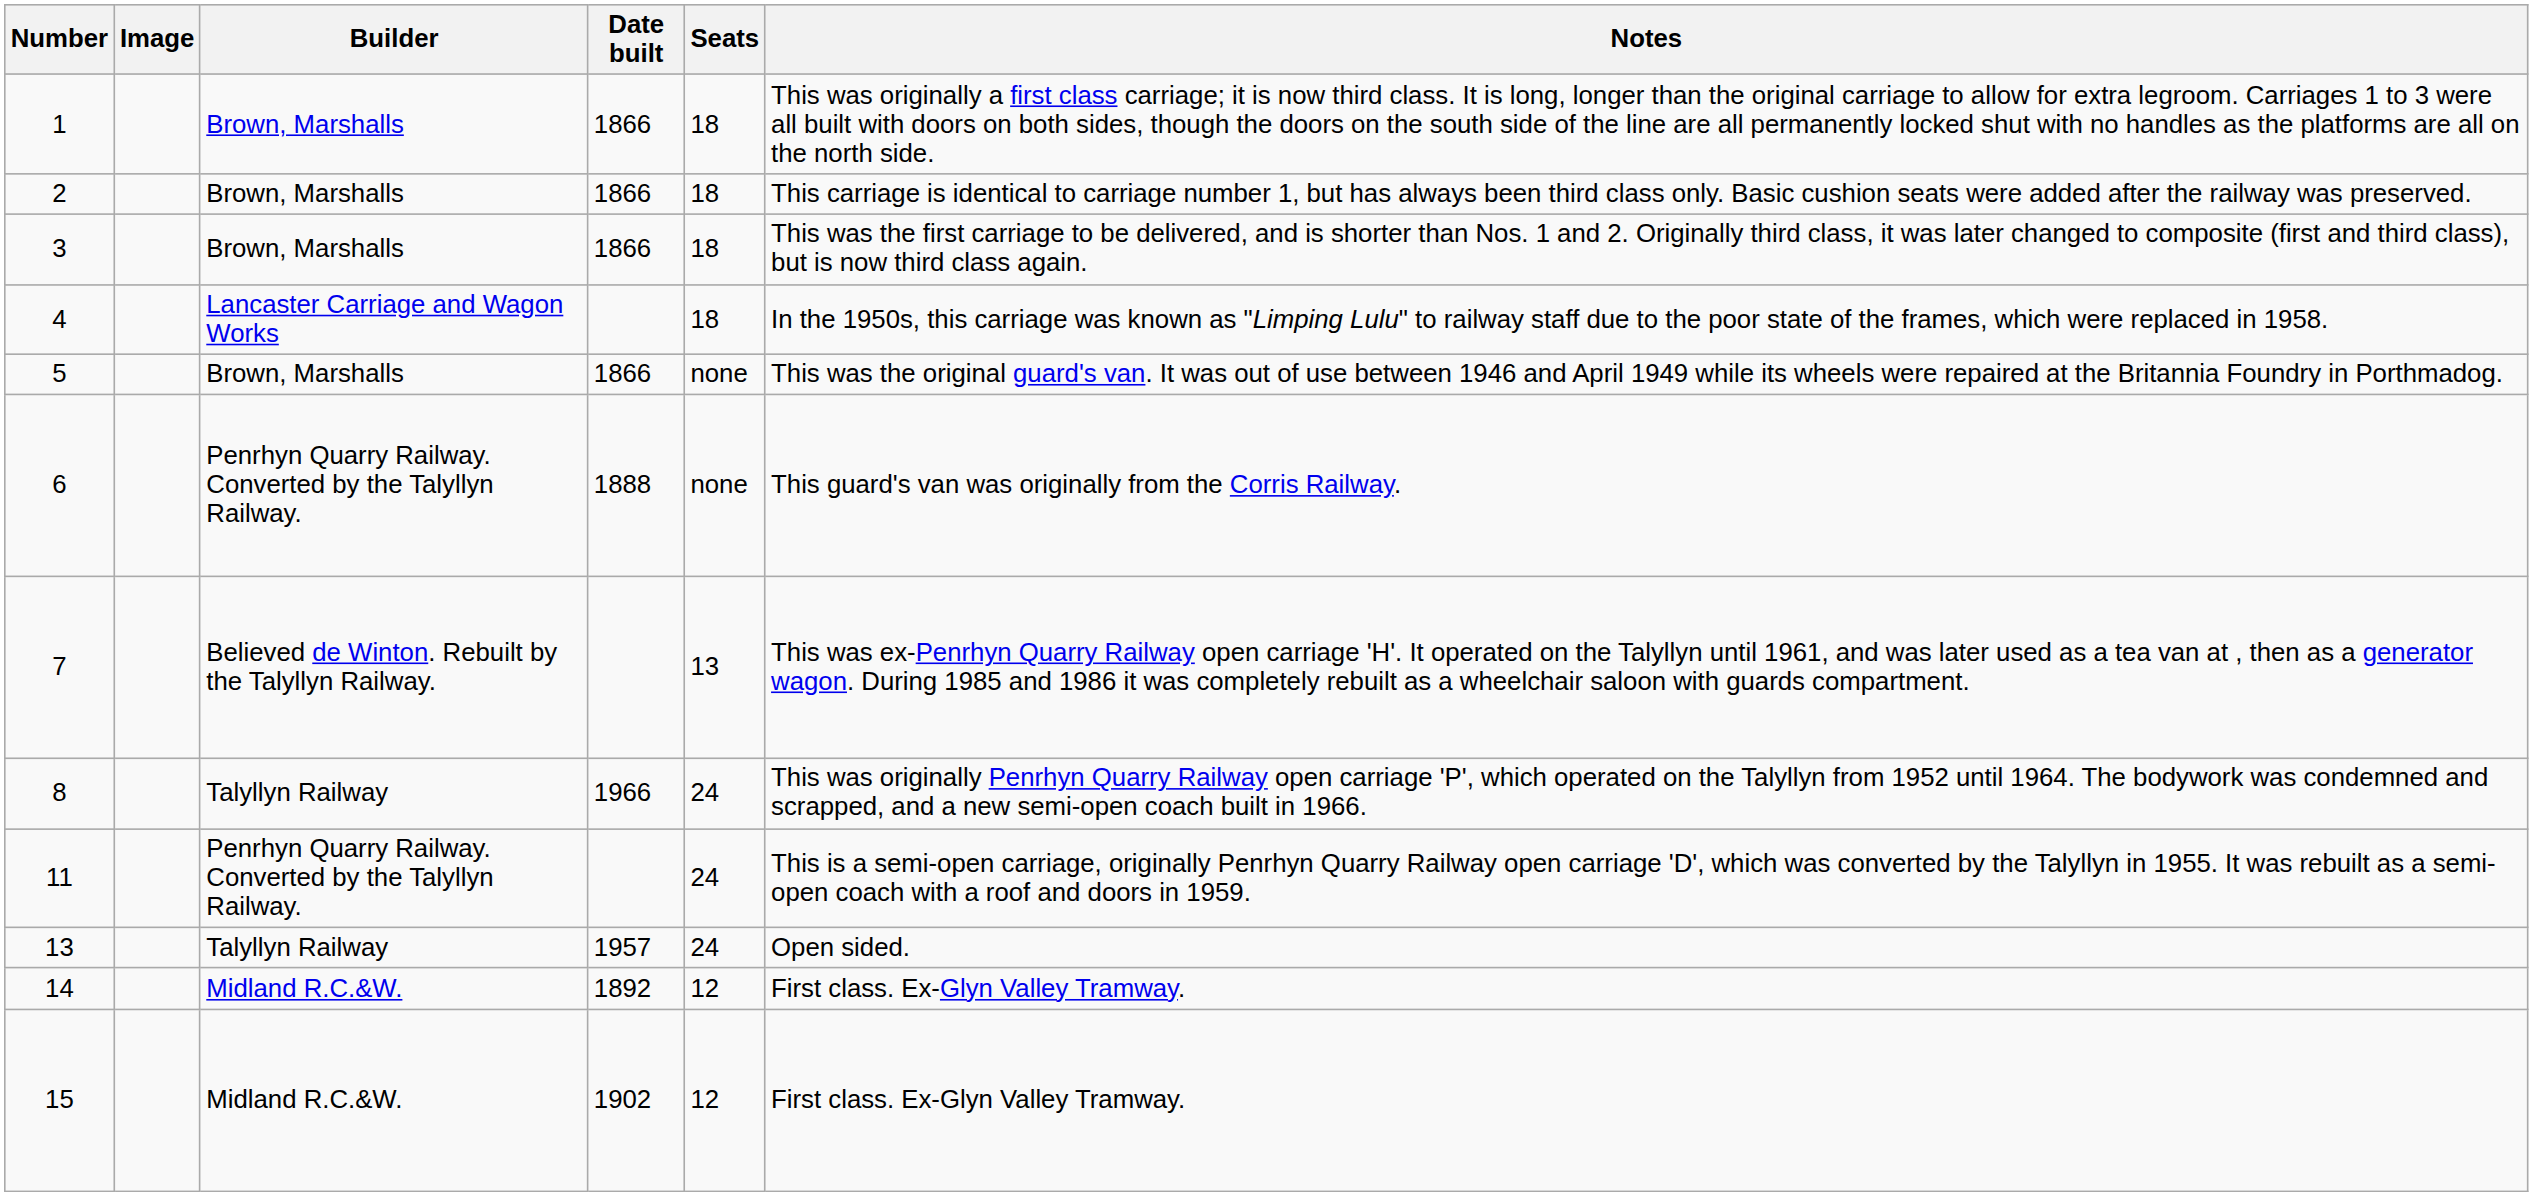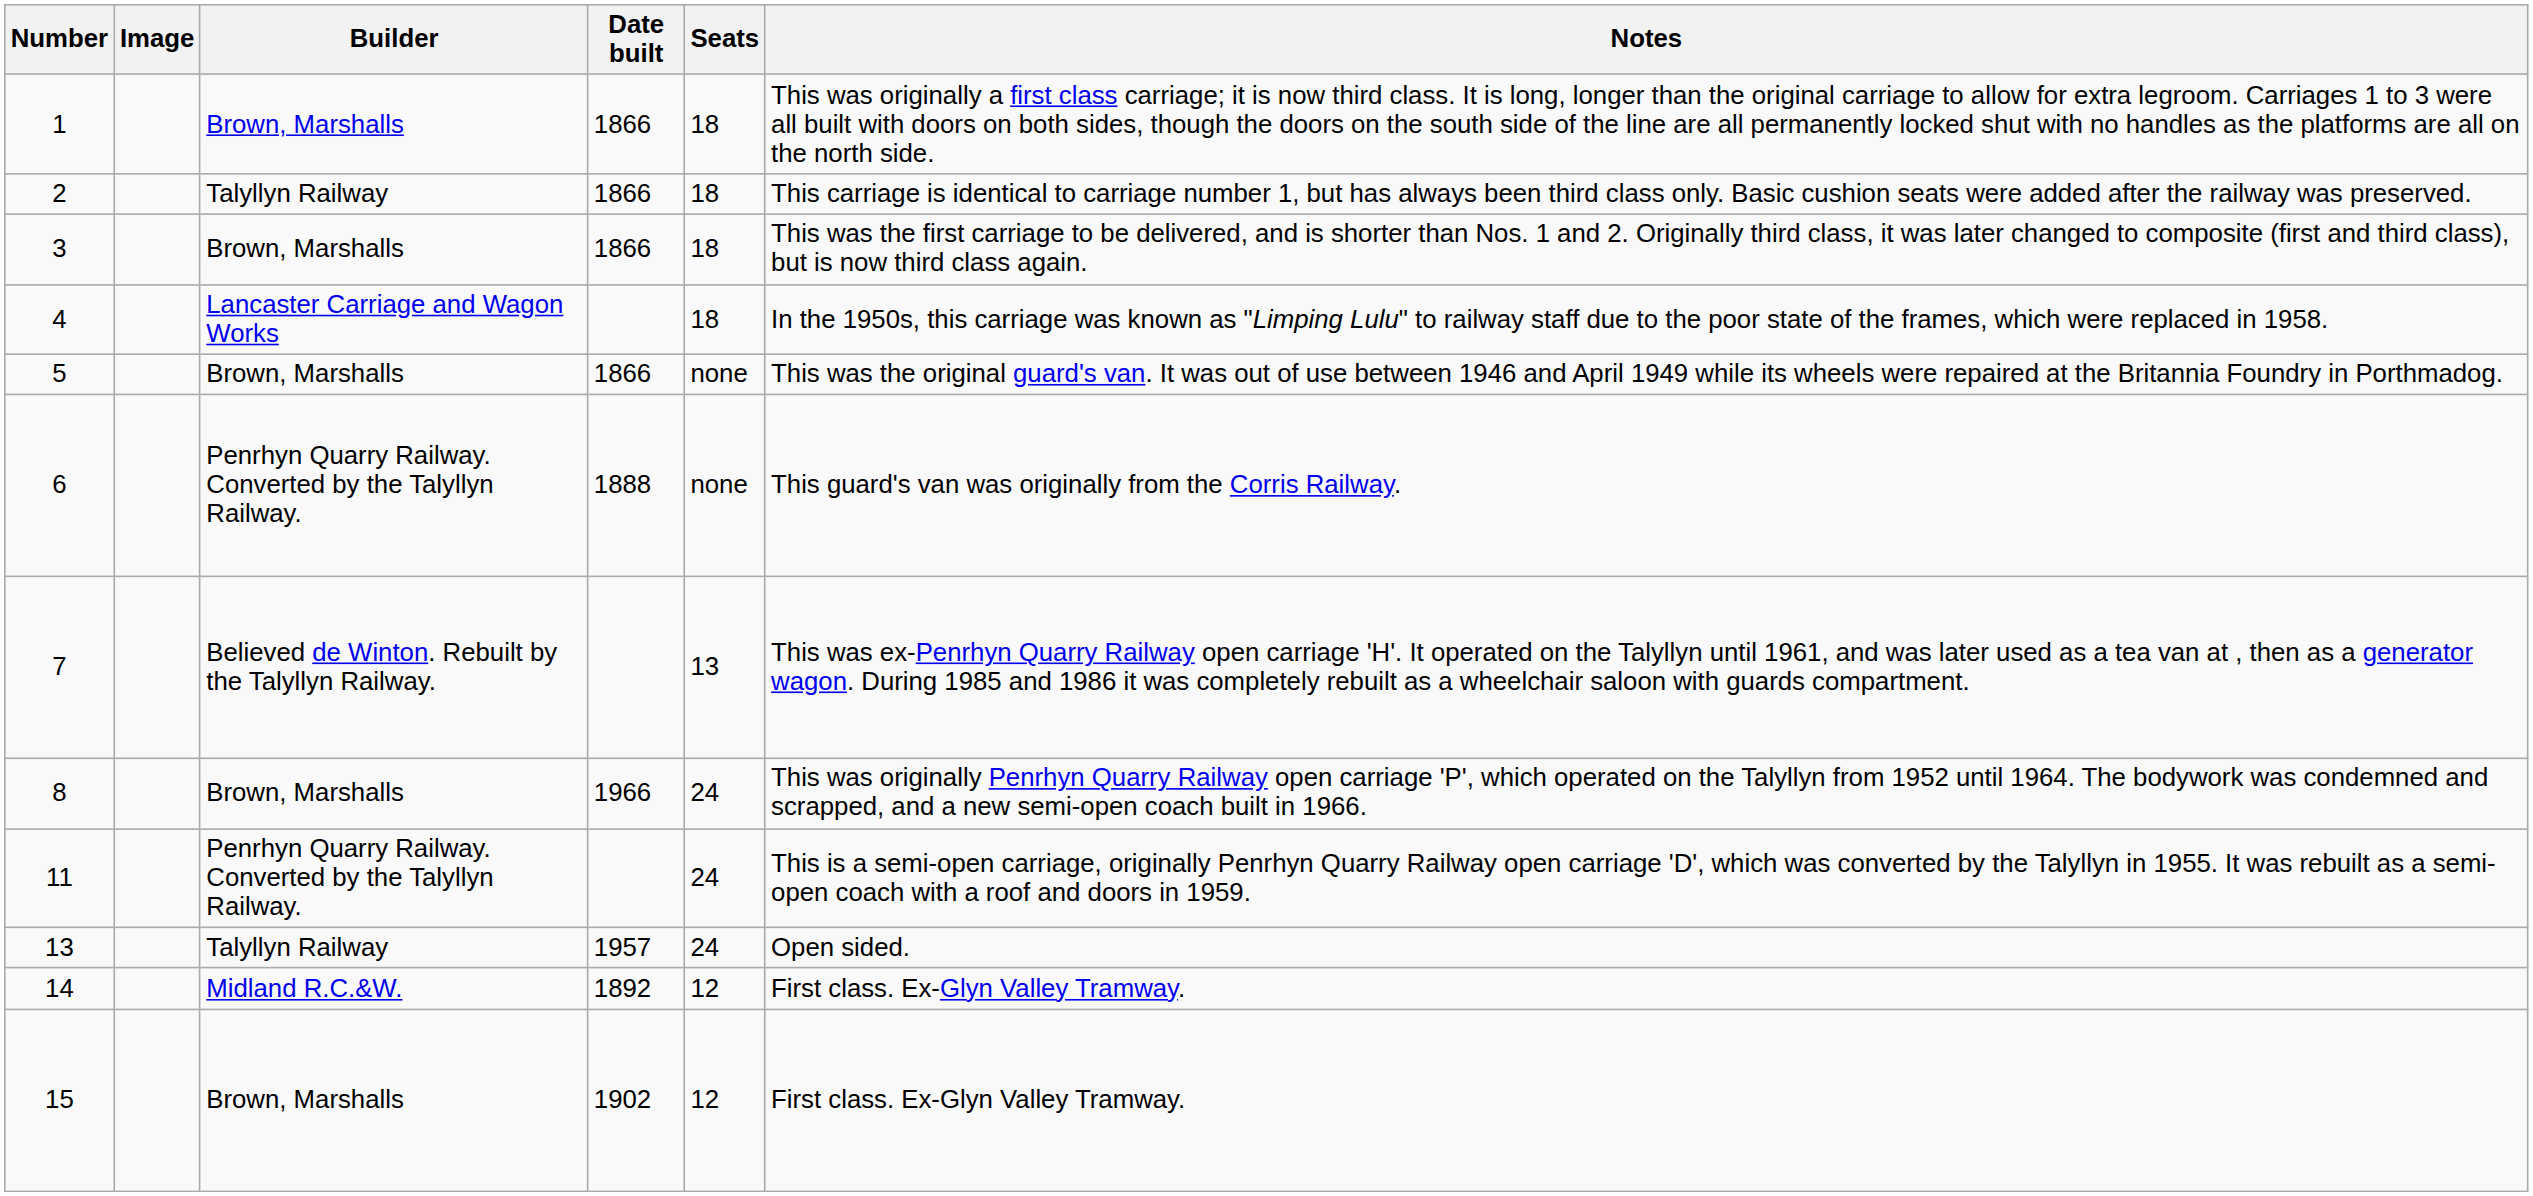(305, 193) Brown, Marshalls -> (297, 193) Talyllyn Railway
(297, 793) Talyllyn Railway -> (305, 793) Brown, Marshalls
(304, 1099) Midland R.C.&W. -> (305, 1099) Brown, Marshalls
